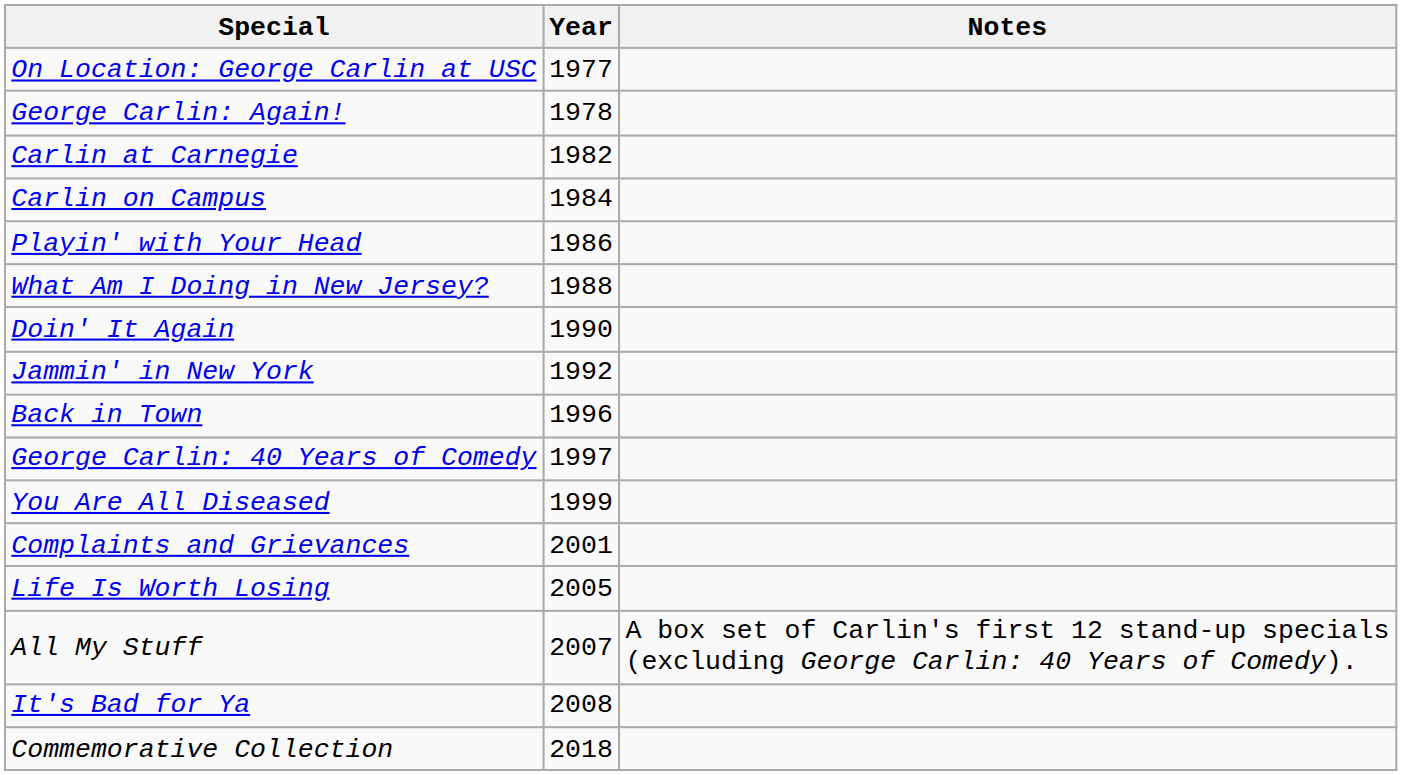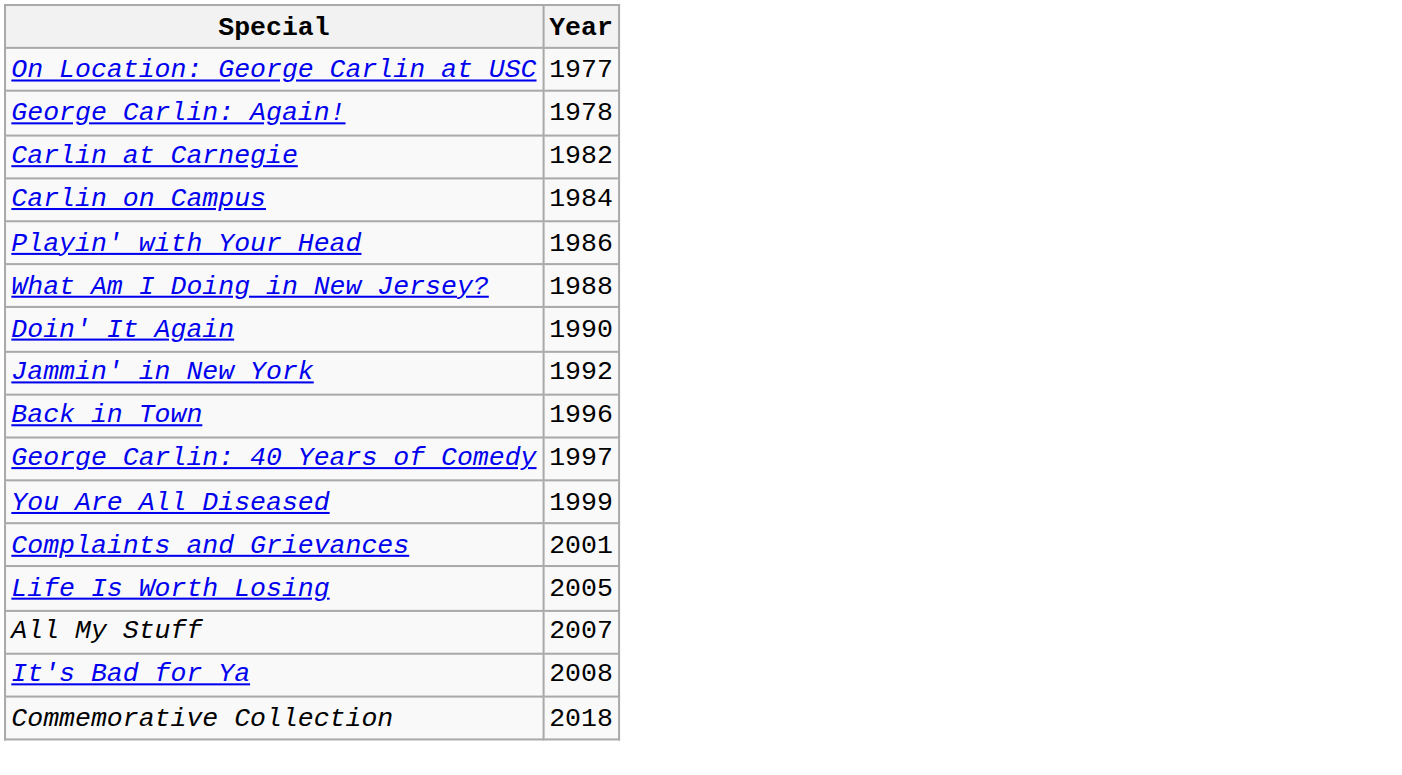- column: (1007, 27)
